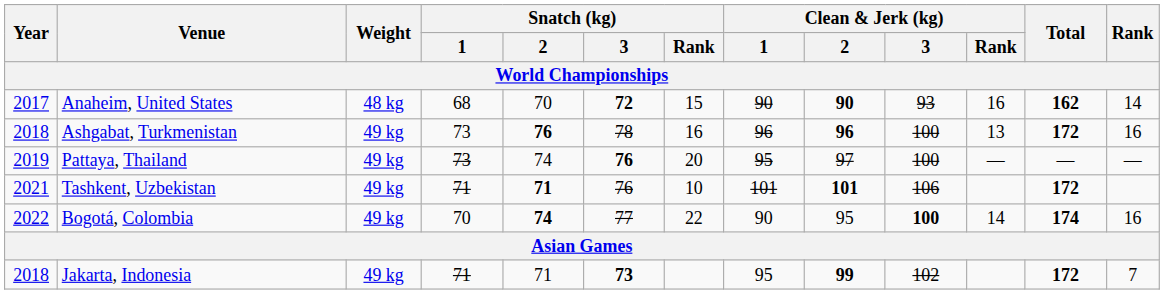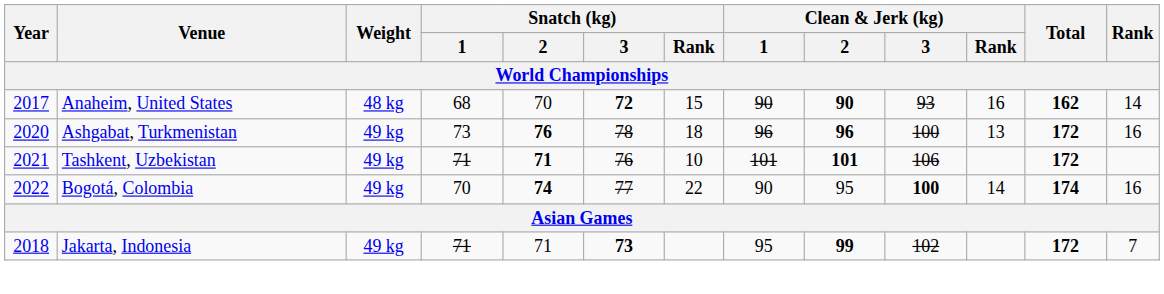(31, 132) 2018 -> (31, 132) 2020
(694, 132) 16 -> (694, 132) 18
- row: (124, 160)
